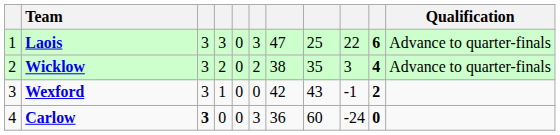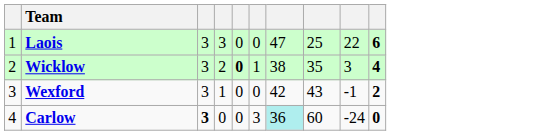- column: (470, 17)
(257, 42) 3 -> (257, 42) 0
(239, 67) normal -> (239, 67) bold
(257, 67) 2 -> (257, 67) 1
(278, 117) no background -> (278, 117) paleturquoise background
